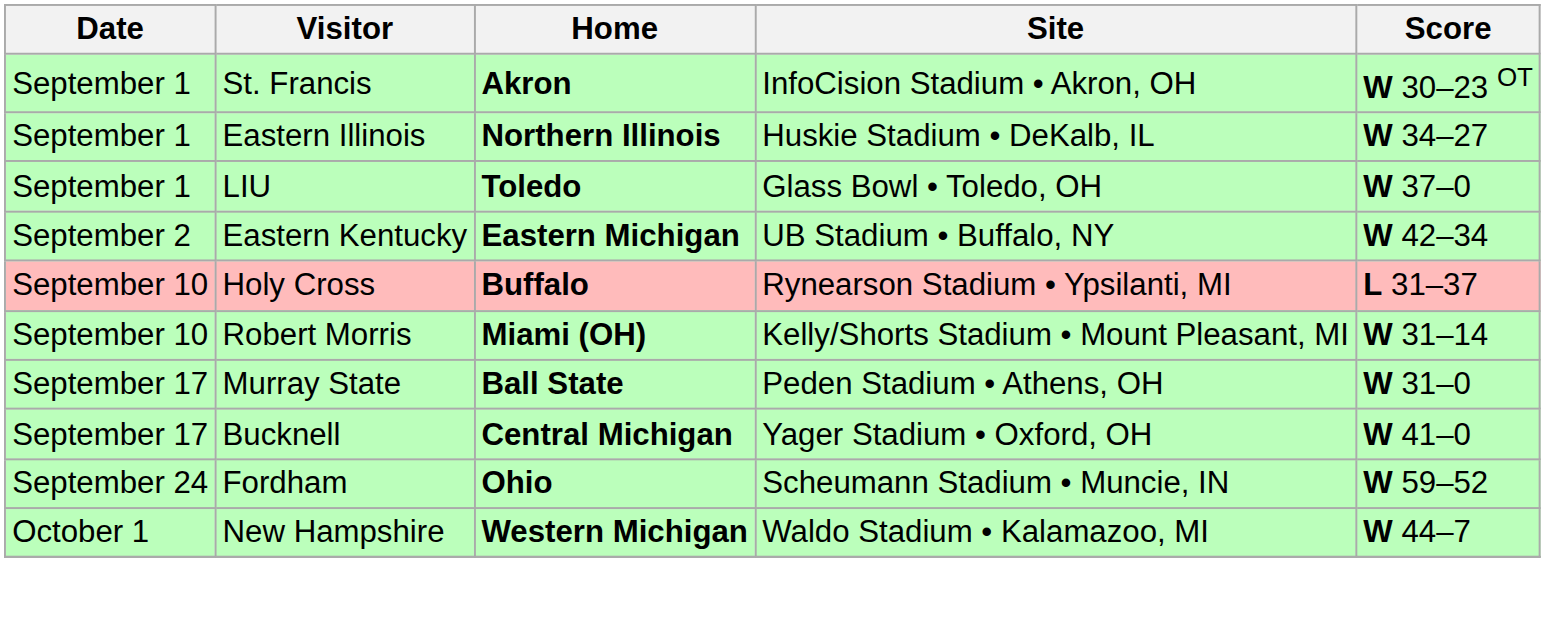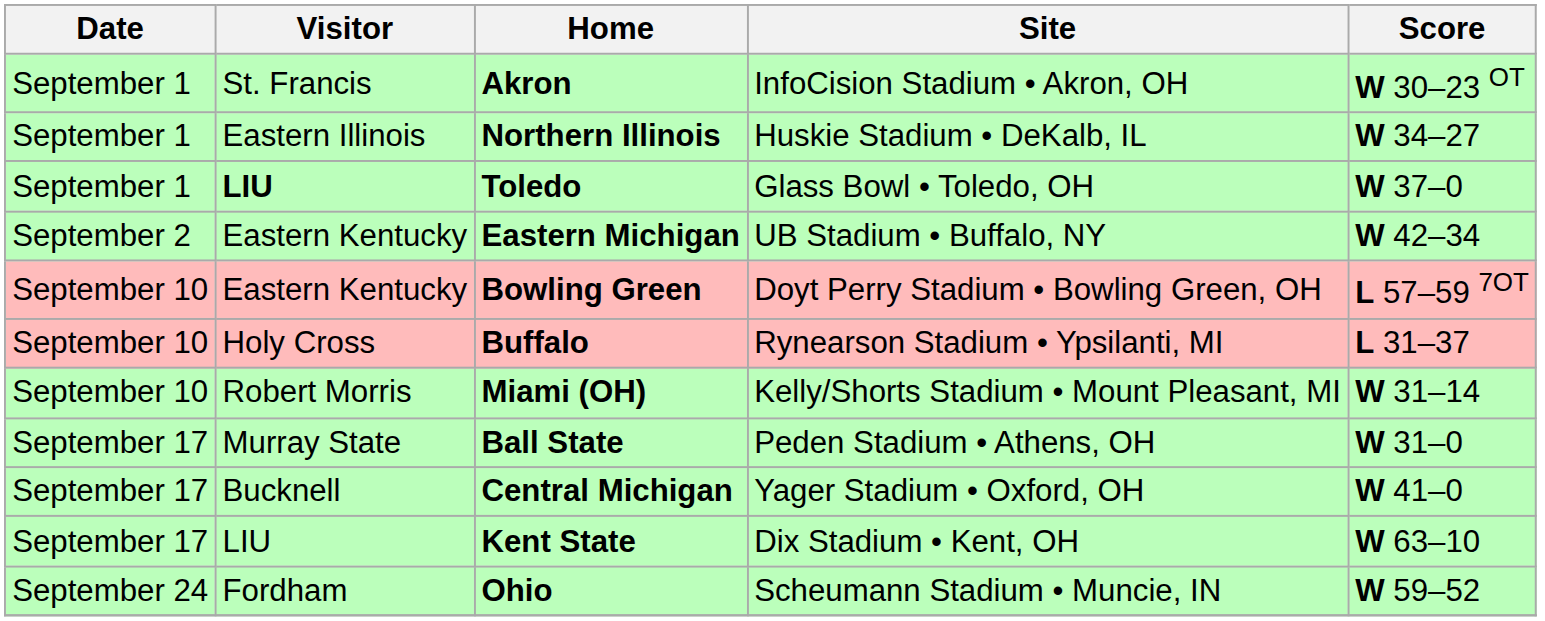(247, 186) normal -> (248, 186) bold
+ row: (592, 289)
+ row: (559, 540)
- row: (615, 532)
